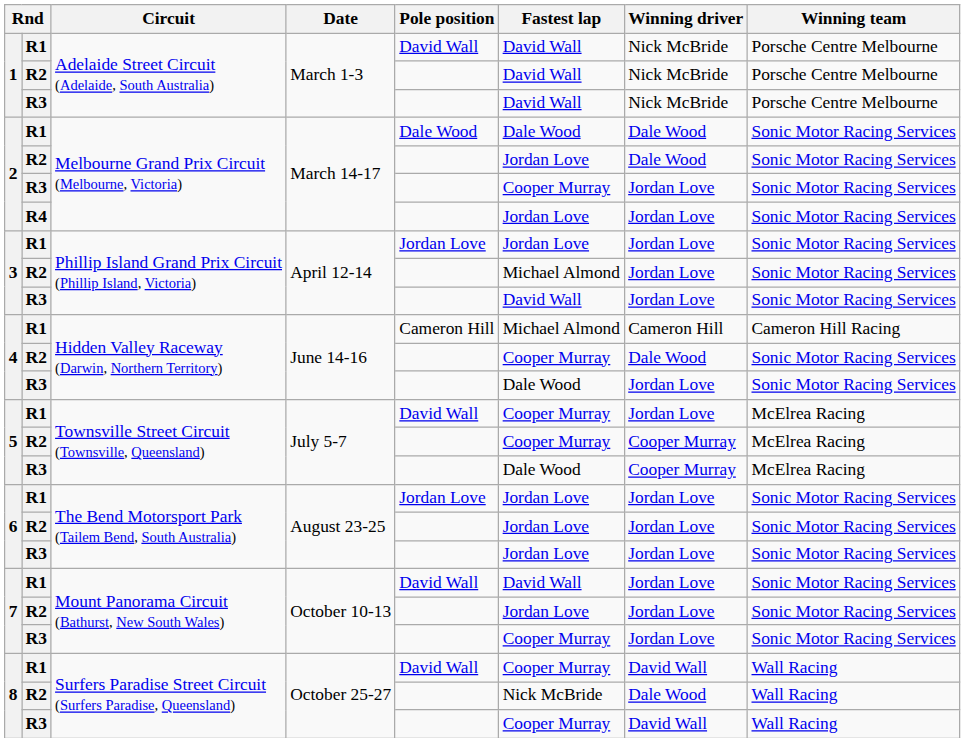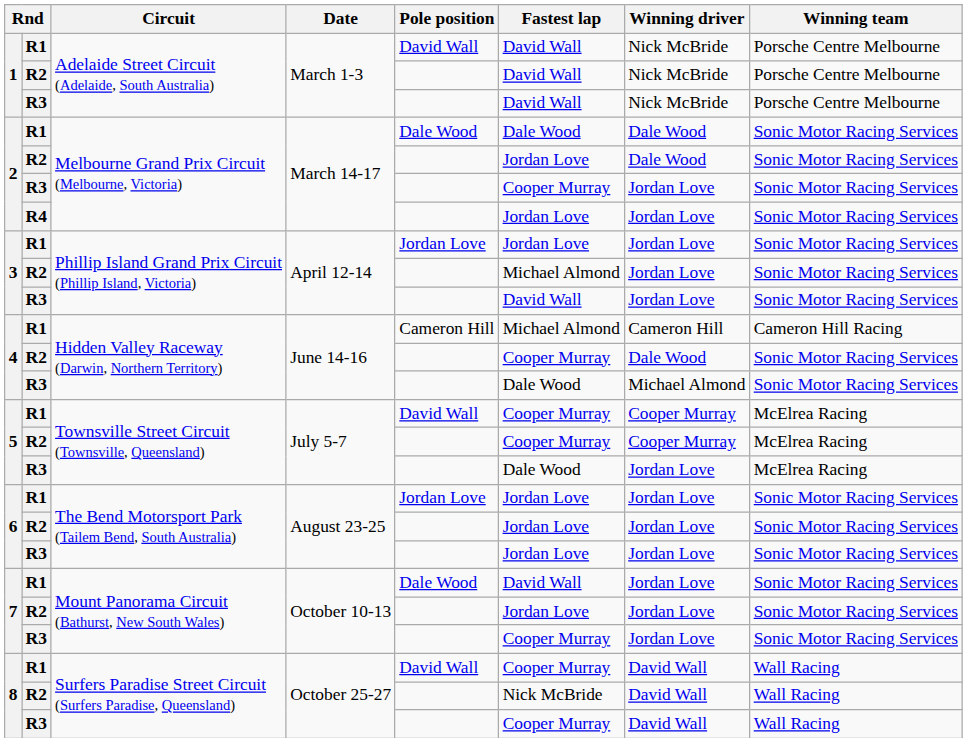(671, 385) Jordan Love -> (687, 385) Michael Almond
(671, 413) Jordan Love -> (682, 413) Cooper Murray
(682, 469) Cooper Murray -> (671, 469) Jordan Love
(439, 582) David Wall -> (438, 582) Dale Wood
(667, 695) Dale Wood -> (668, 695) David Wall
